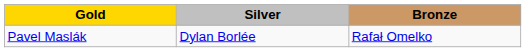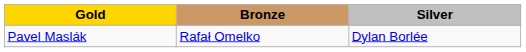columns swapped: (263, 15) <-> (435, 15)
